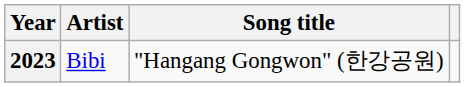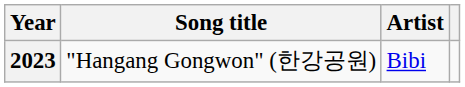columns swapped: (289, 22) <-> (95, 22)
